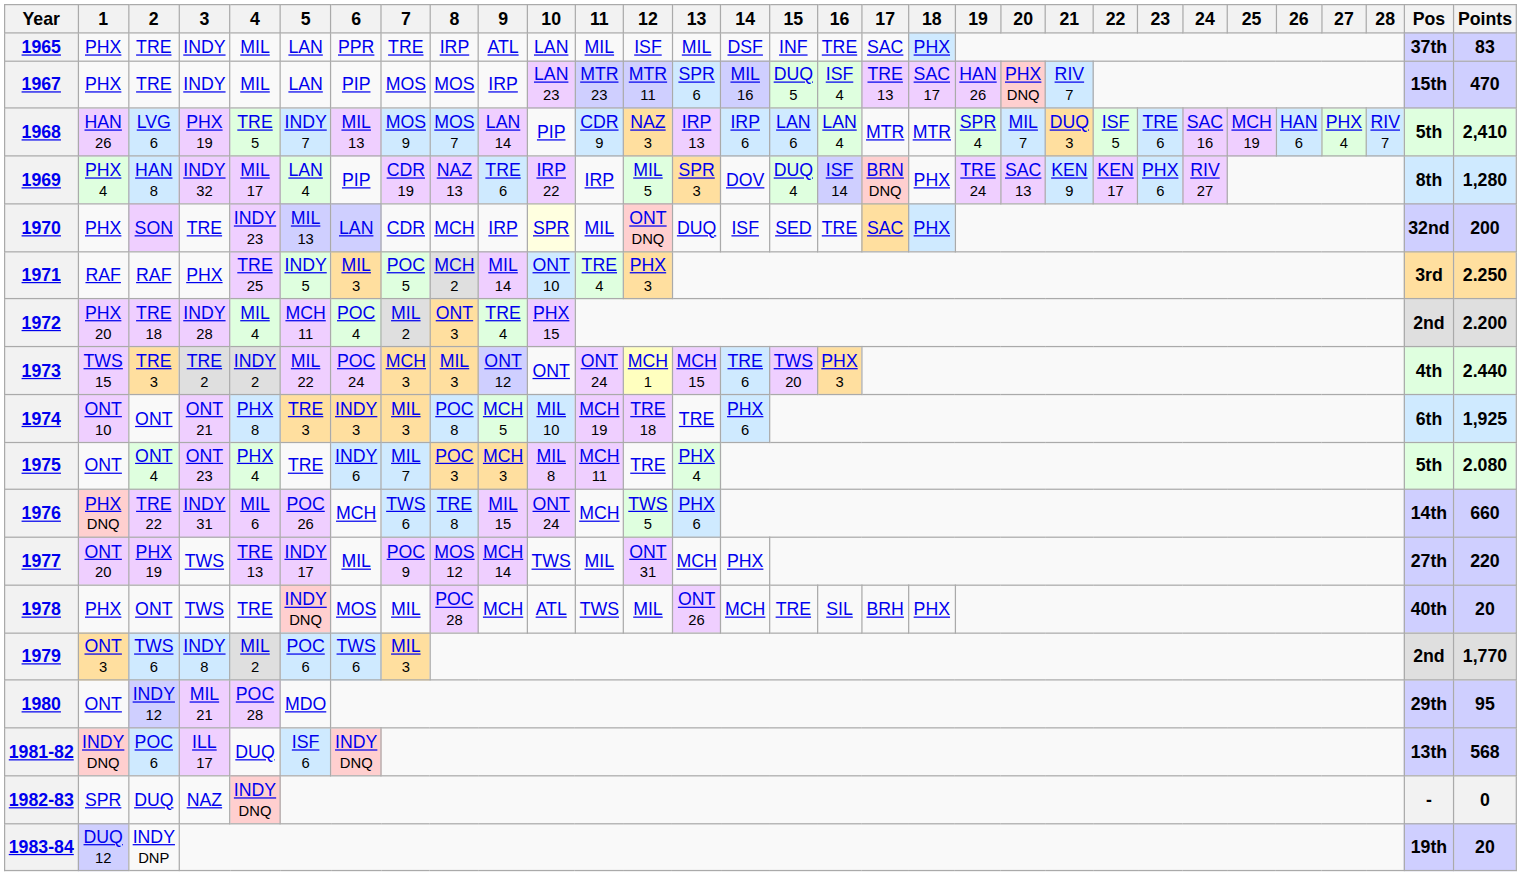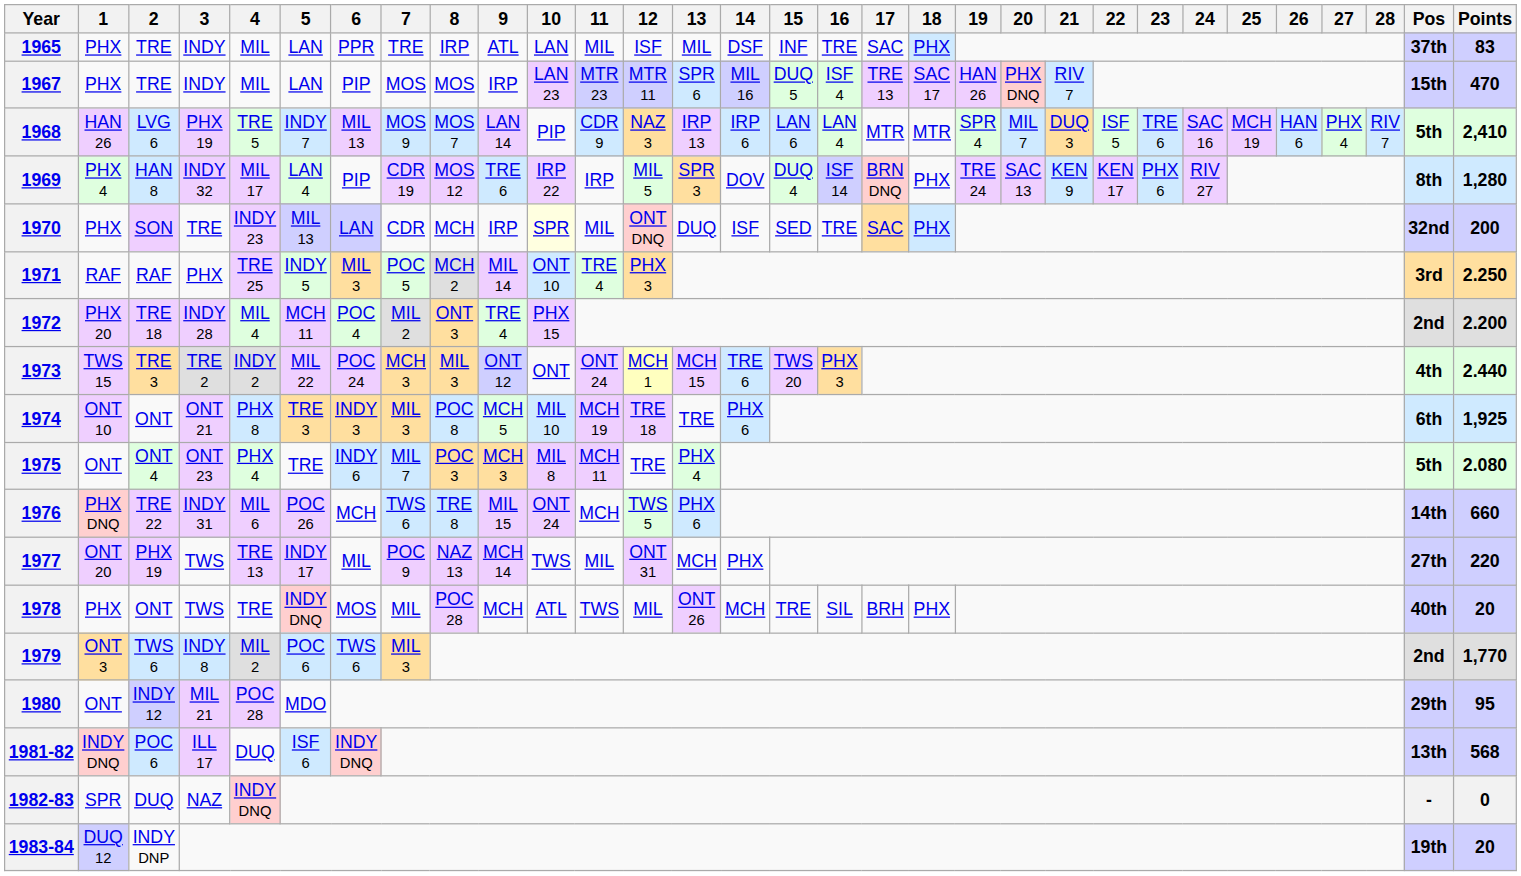(454, 180) NAZ 13 -> (454, 180) MOS 12
(454, 561) MOS 12 -> (454, 561) NAZ 13
